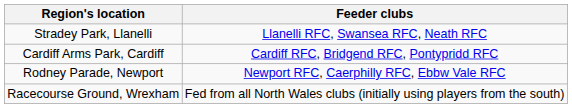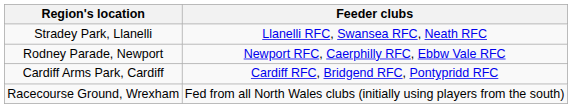rows swapped: (93, 53) <-> (93, 73)
